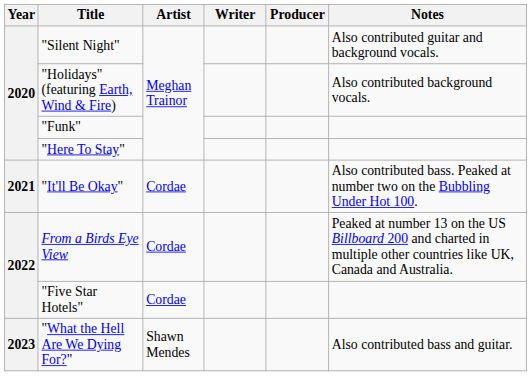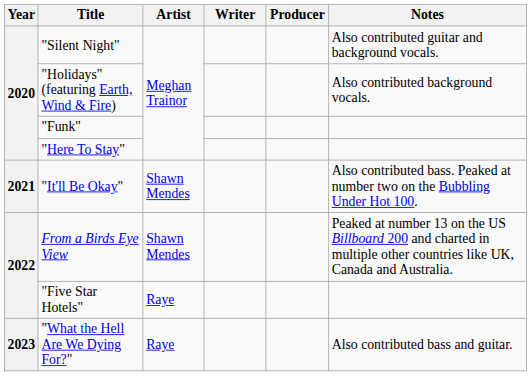(166, 186) Cordae -> (168, 186) Shawn Mendes
(166, 246) Cordae -> (168, 246) Shawn Mendes
(166, 299) Cordae -> (160, 299) Raye
(168, 344) Shawn Mendes -> (160, 344) Raye
